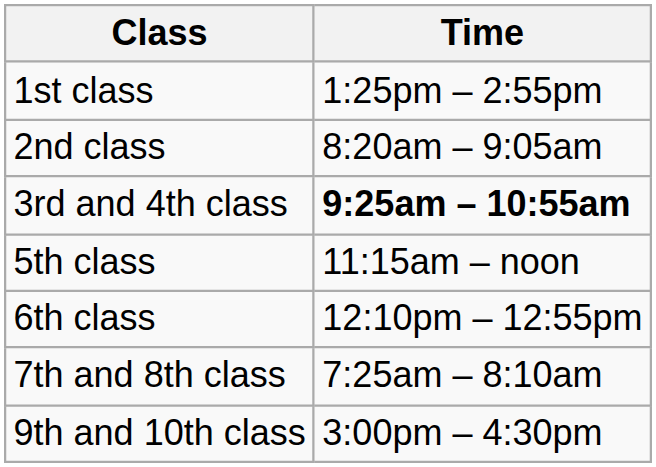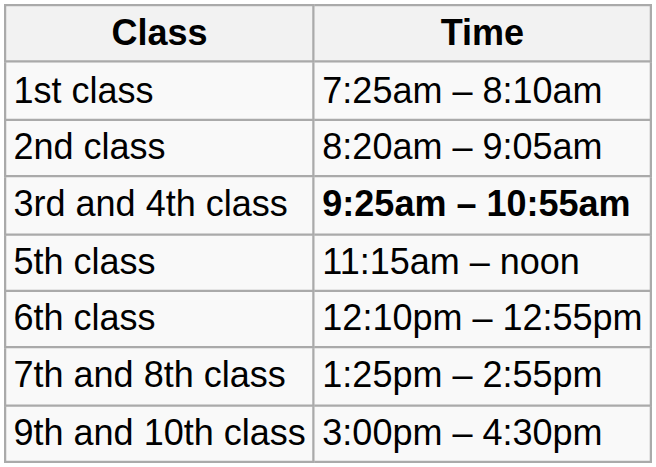(462, 90) 1:25pm – 2:55pm -> (462, 90) 7:25am – 8:10am
(462, 375) 7:25am – 8:10am -> (462, 375) 1:25pm – 2:55pm
